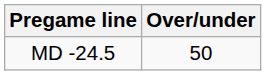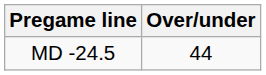(201, 53) 50 -> (201, 53) 44
